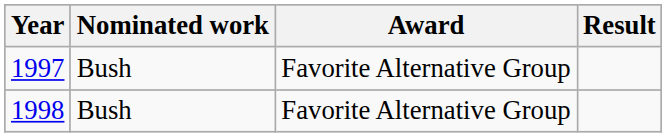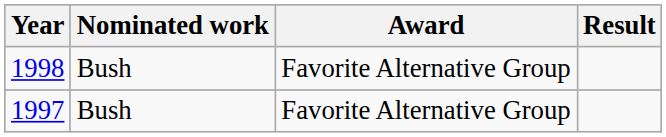rows swapped: (38, 68) <-> (38, 110)
